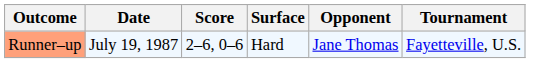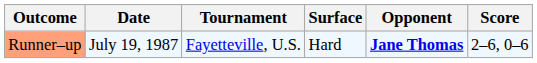columns swapped: (464, 17) <-> (215, 17)
(355, 44) normal -> (417, 44) bold
